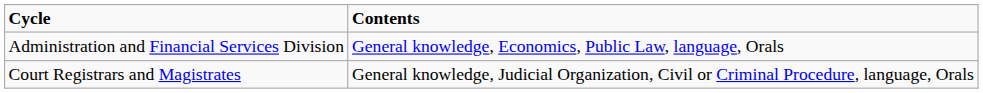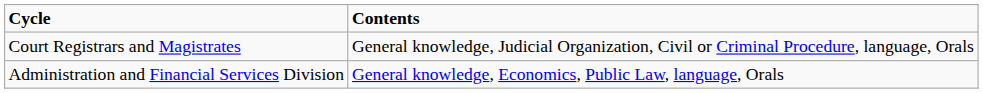rows swapped: (176, 46) <-> (125, 74)
